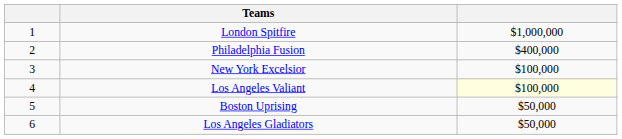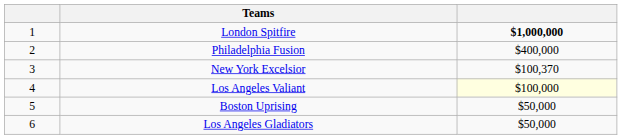(537, 32) normal -> (537, 32) bold
(537, 69) $100,000 -> (537, 69) $100,370
